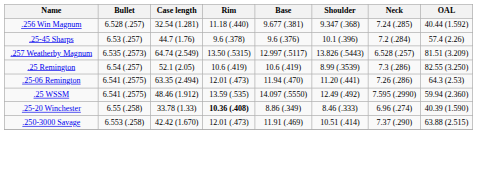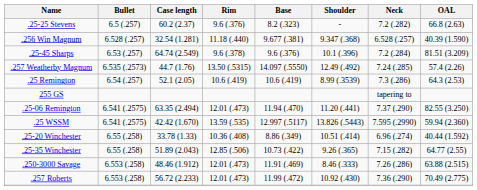+ row: (51, 25)
(394, 25) 7.24 (.285) -> (394, 39) 6.528 (.257)
(447, 25) 40.44 (1.592) -> (447, 39) 40.39 (1.590)
(177, 39) 44.7 (1.76) -> (177, 53) 64.74 (2.549)
(447, 39) 57.4 (2.26) -> (447, 53) 81.51 (3.209)
(177, 53) 64.74 (2.549) -> (177, 67) 44.7 (1.76)
(283, 53) 12.997 (.5117) -> (283, 67) 14.097 (.5550)
(340, 53) 13.826 (.5443) -> (340, 67) 12.49 (.492)
(394, 53) 6.528 (.257) -> (394, 67) 7.24 (.285)
(447, 53) 81.51 (3.209) -> (447, 67) 57.4 (2.26)
(447, 67) 82.55 (3.250) -> (447, 81) 64.3 (2.53)
+ row: (51, 95)
(394, 81) 7.26 (.286) -> (394, 108) 7.37 (.290)
(447, 81) 64.3 (2.53) -> (447, 108) 82.55 (3.250)
(177, 95) 48.46 (1.912) -> (177, 122) 42.42 (1.670)
(283, 95) 14.097 (.5550) -> (283, 122) 12.997 (.5117)
(340, 95) 12.49 (.492) -> (340, 122) 13.826 (.5443)
(229, 108) bold -> (229, 136) normal
(340, 108) 8.46 (.333) -> (340, 136) 10.51 (.414)
(447, 108) 40.39 (1.590) -> (447, 136) 40.44 (1.592)
+ row: (51, 150)
(177, 122) 42.42 (1.670) -> (177, 164) 48.46 (1.912)
(340, 122) 10.51 (.414) -> (340, 164) 8.46 (.333)
(394, 122) 7.37 (.290) -> (394, 164) 7.26 (.286)
+ row: (51, 178)
